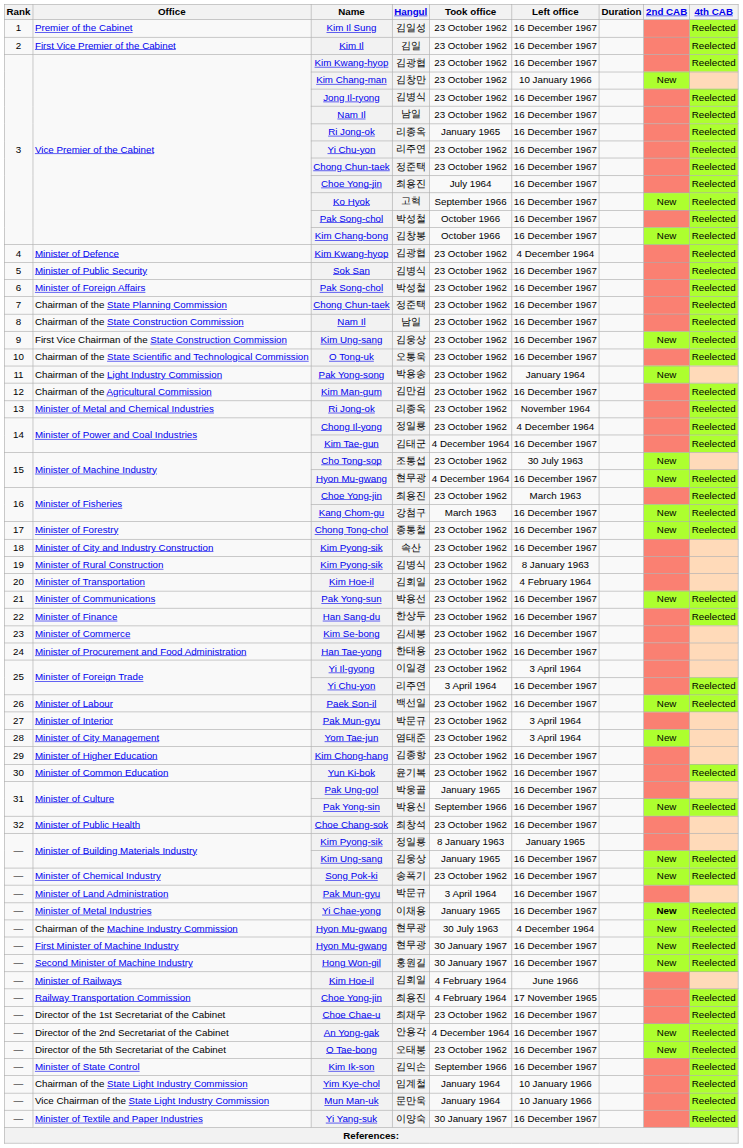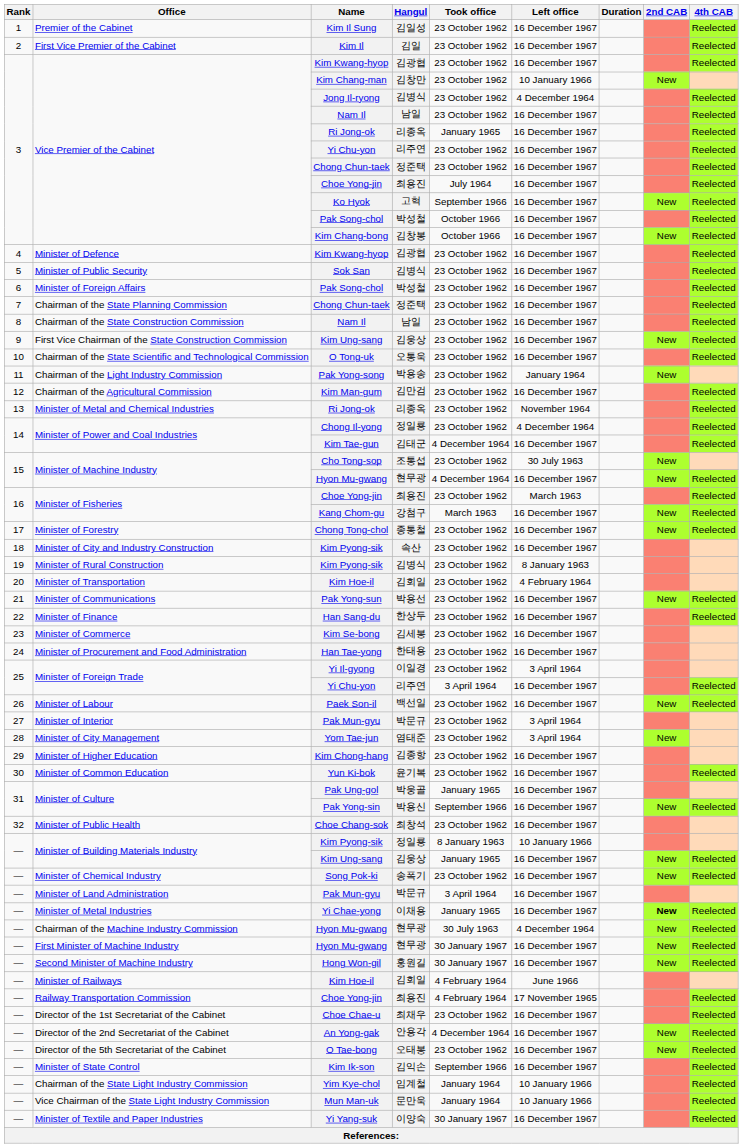(555, 97) 16 December 1967 -> (555, 97) 4 December 1964
(555, 253) 4 December 1964 -> (555, 253) 16 December 1967
(555, 842) January 1965 -> (555, 842) 10 January 1966
